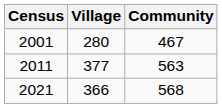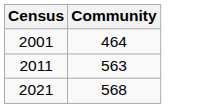- column: (96, 16)
(171, 41) 467 -> (114, 41) 464
